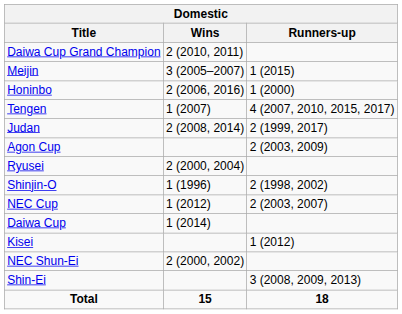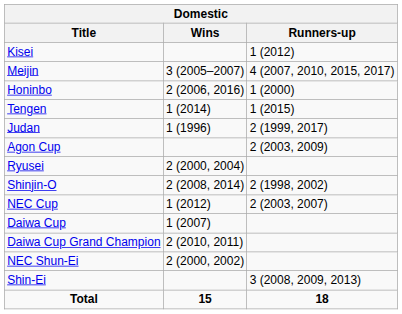rows swapped: (20, 242) <-> (84, 52)
(272, 71) 1 (2015) -> (322, 71) 4 (2007, 2010, 2015, 2017)
(188, 109) 1 (2007) -> (188, 109) 1 (2014)
(322, 109) 4 (2007, 2010, 2015, 2017) -> (272, 109) 1 (2015)
(205, 128) 2 (2008, 2014) -> (188, 128) 1 (1996)
(188, 185) 1 (1996) -> (205, 185) 2 (2008, 2014)
(188, 223) 1 (2014) -> (188, 223) 1 (2007)
